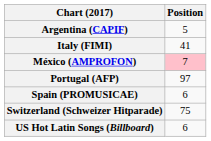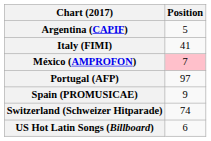(185, 95) 6 -> (185, 95) 9
(185, 111) 75 -> (185, 111) 74
